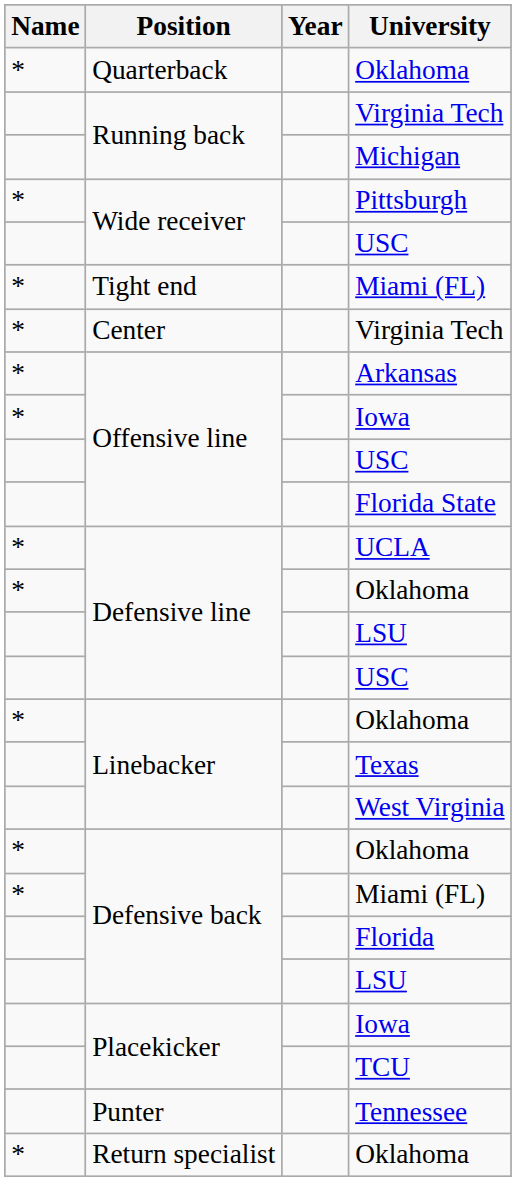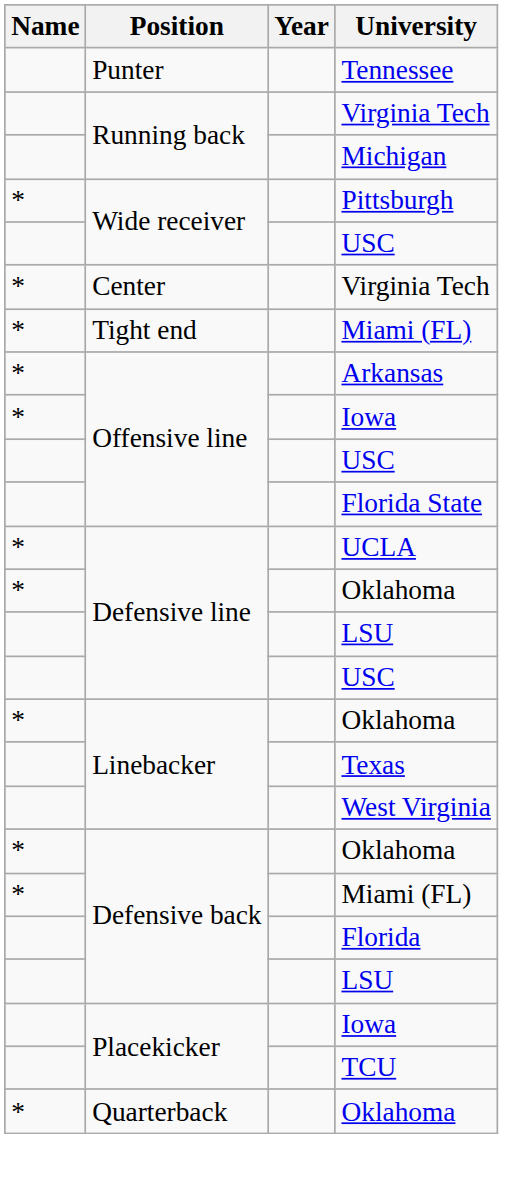rows swapped: (160, 69) <-> (128, 1110)
rows swapped: (144, 286) <-> (129, 329)
- row: (184, 1154)
